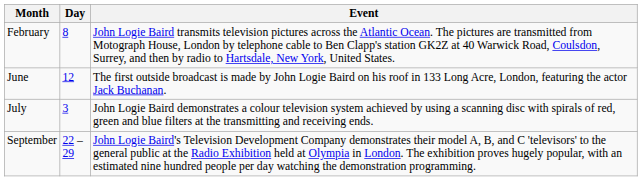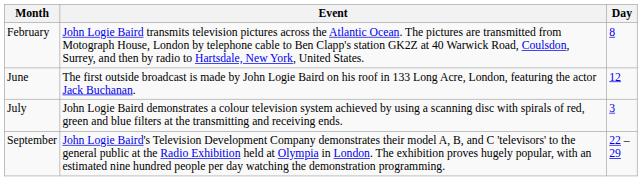columns swapped: (75, 13) <-> (364, 13)
